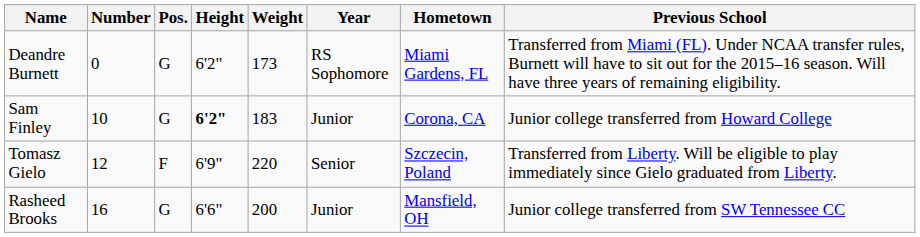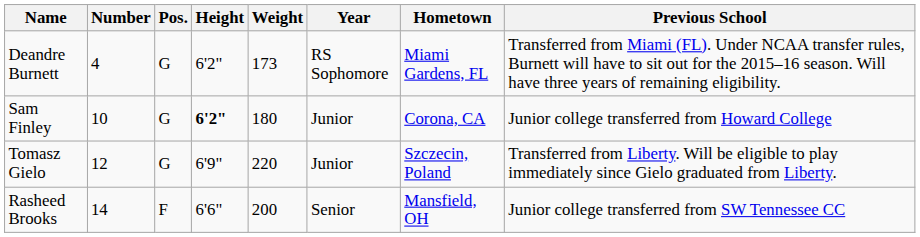(95, 63) 0 -> (95, 63) 4
(264, 118) 183 -> (264, 118) 180
(163, 163) F -> (165, 163) G
(333, 163) Senior -> (332, 163) Junior
(99, 209) 16 -> (99, 209) 14
(165, 209) G -> (163, 209) F
(332, 209) Junior -> (333, 209) Senior
